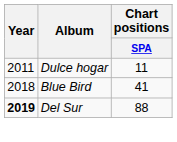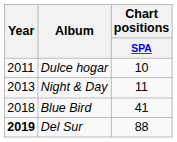(142, 68) 11 -> (142, 68) 10
+ row: (74, 87)
